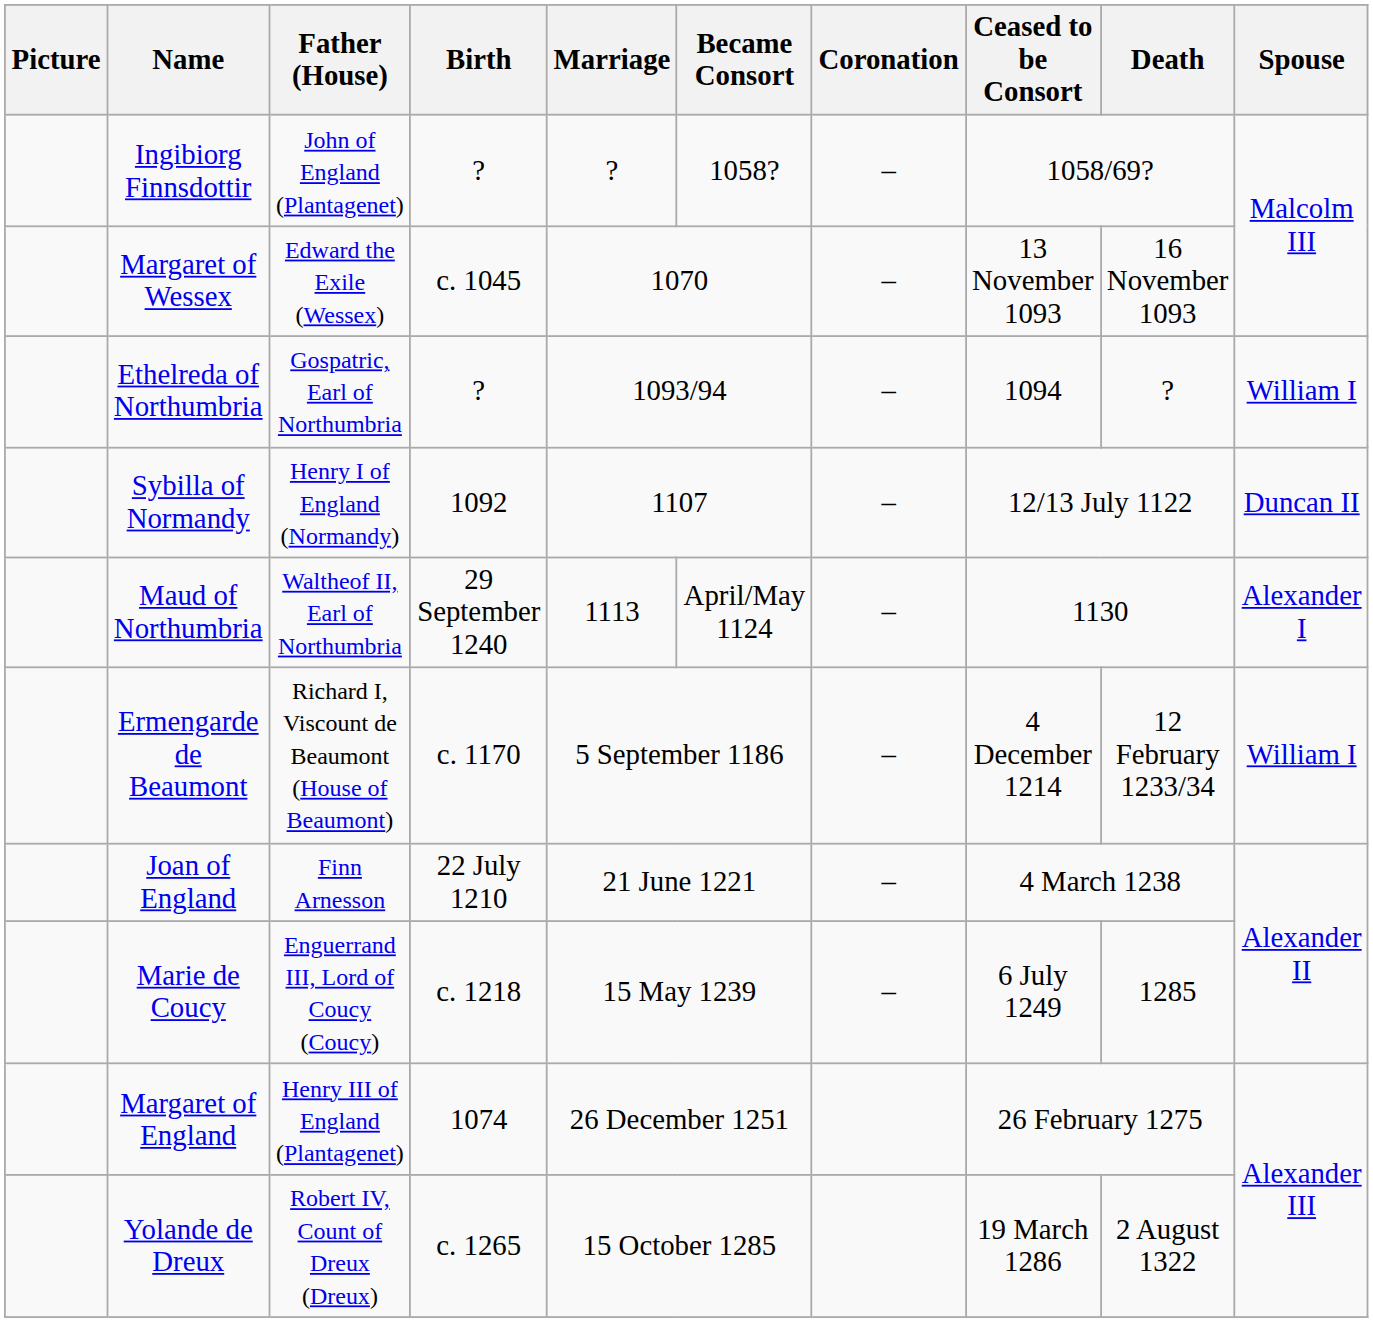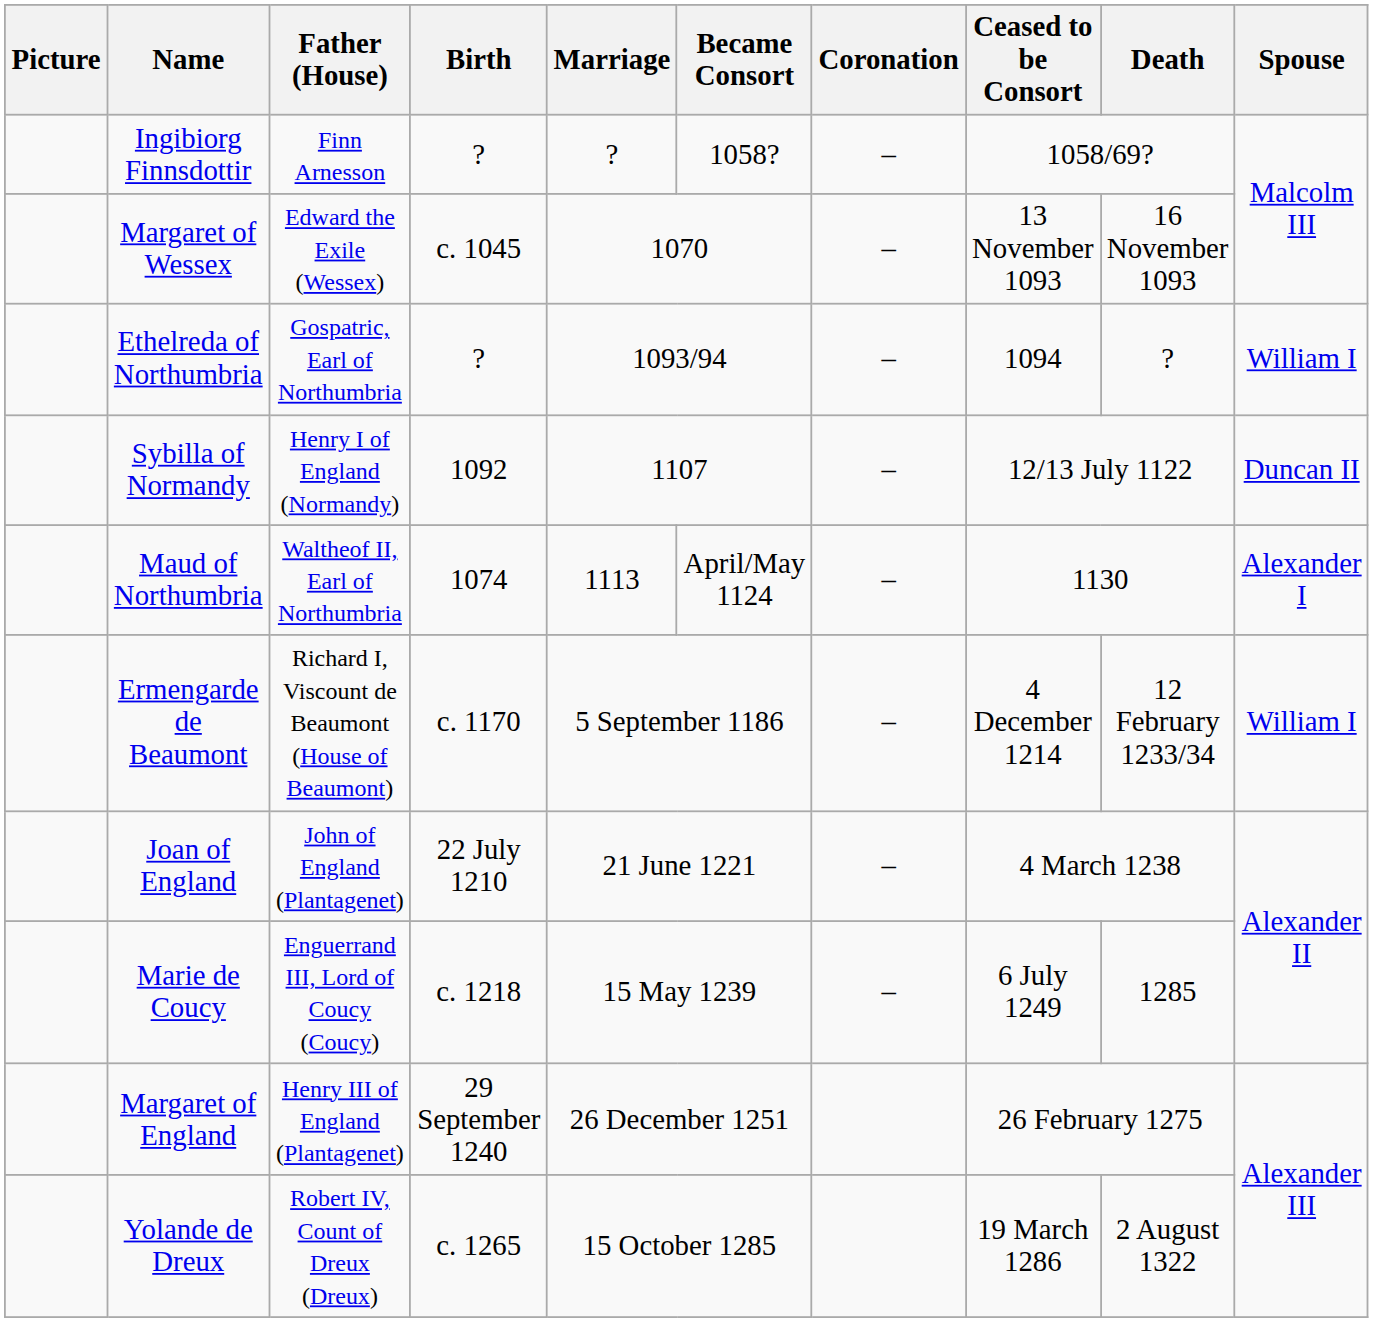(340, 172) John of England (Plantagenet) -> (340, 155) Finn Arnesson
(479, 612) 29 September 1240 -> (479, 579) 1074
(340, 883) Finn Arnesson -> (340, 867) John of England (Plantagenet)
(479, 1118) 1074 -> (479, 1118) 29 September 1240
